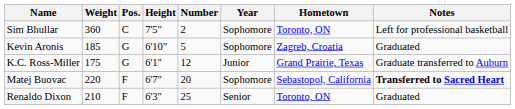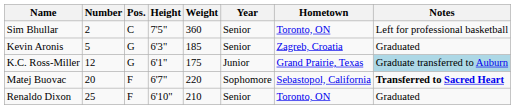columns swapped: (199, 12) <-> (101, 12)
(247, 29) Sophomore -> (237, 29) Senior
(156, 46) 6'10" -> (159, 46) 6'3"
(247, 46) Sophomore -> (237, 46) Senior
(442, 63) no background -> (442, 63) lightblue background
(154, 96) 6'3" -> (161, 96) 6'10"
